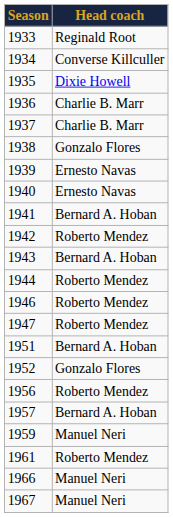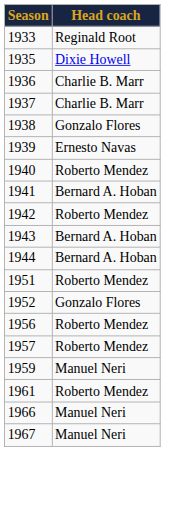- row: (22, 59)
(95, 192) Ernesto Navas -> (102, 170) Roberto Mendez
(102, 280) Roberto Mendez -> (106, 258) Bernard A. Hoban
- row: (22, 302)
- row: (22, 324)
(106, 346) Bernard A. Hoban -> (102, 280) Roberto Mendez
(106, 412) Bernard A. Hoban -> (102, 346) Roberto Mendez
